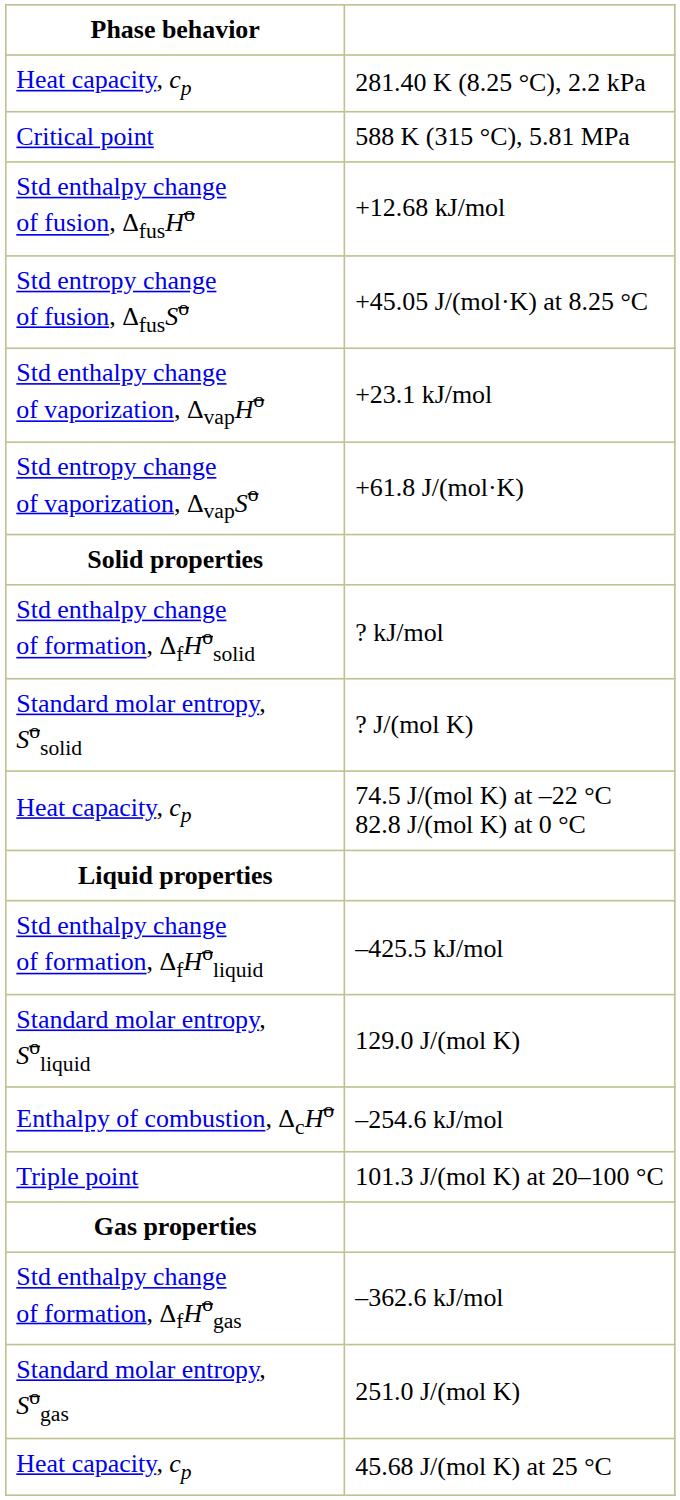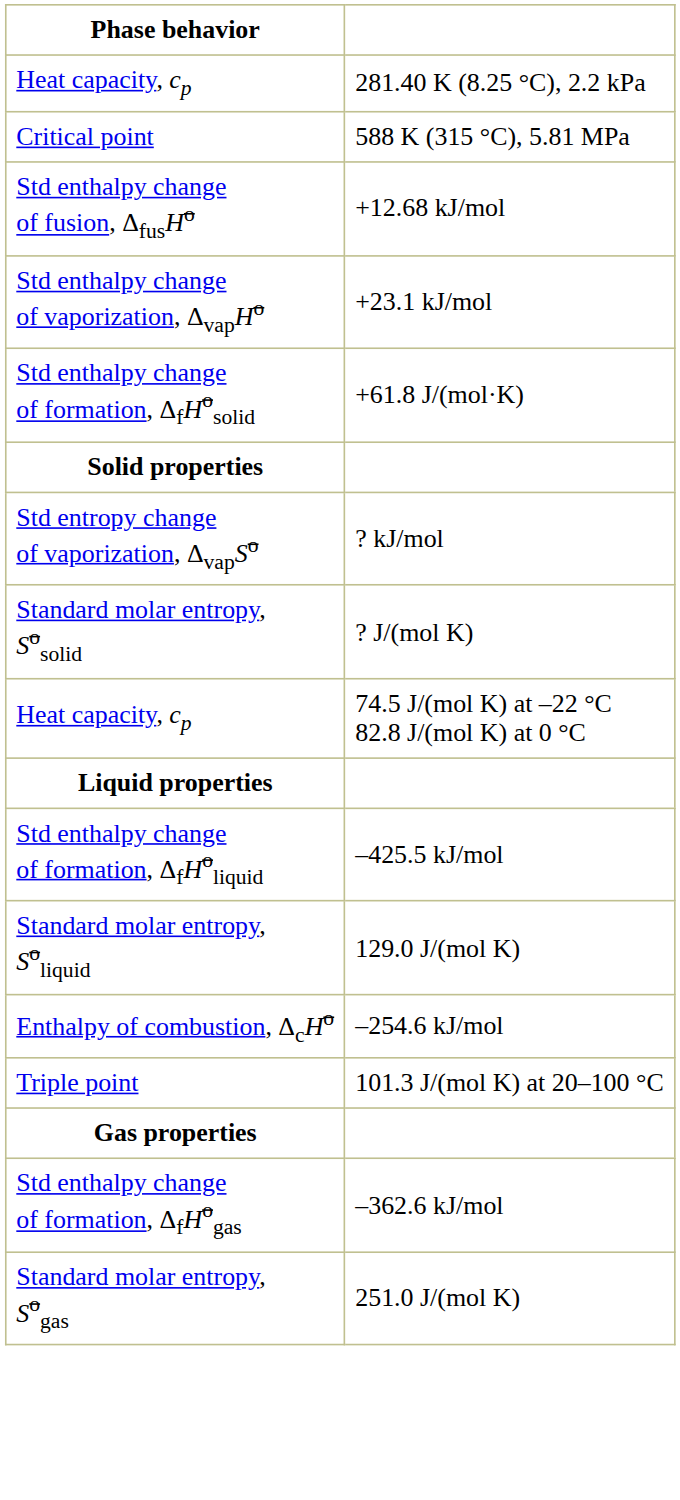- row: (502, 301)
(137, 488) Std entropy change of vaporization, ΔvapSo -> (136, 394) Std enthalpy change of formation, ΔfHosolid
(136, 631) Std enthalpy change of formation, ΔfHosolid -> (137, 538) Std entropy change of vaporization, ΔvapSo
- row: (484, 1466)
